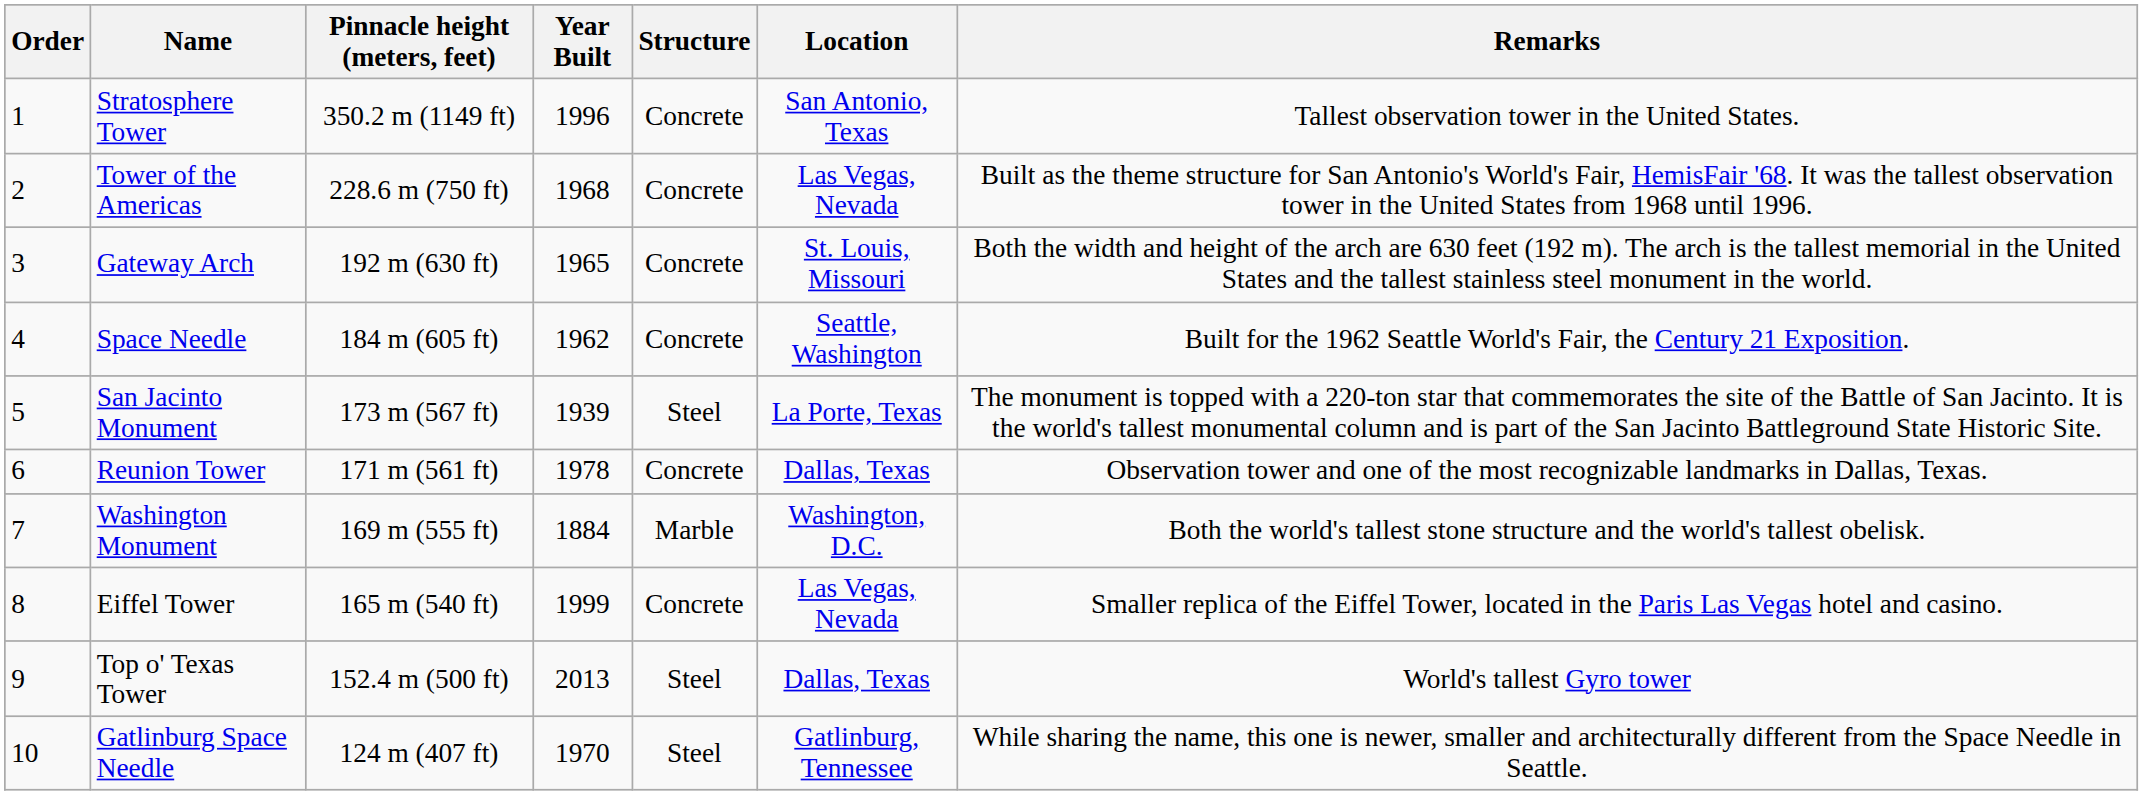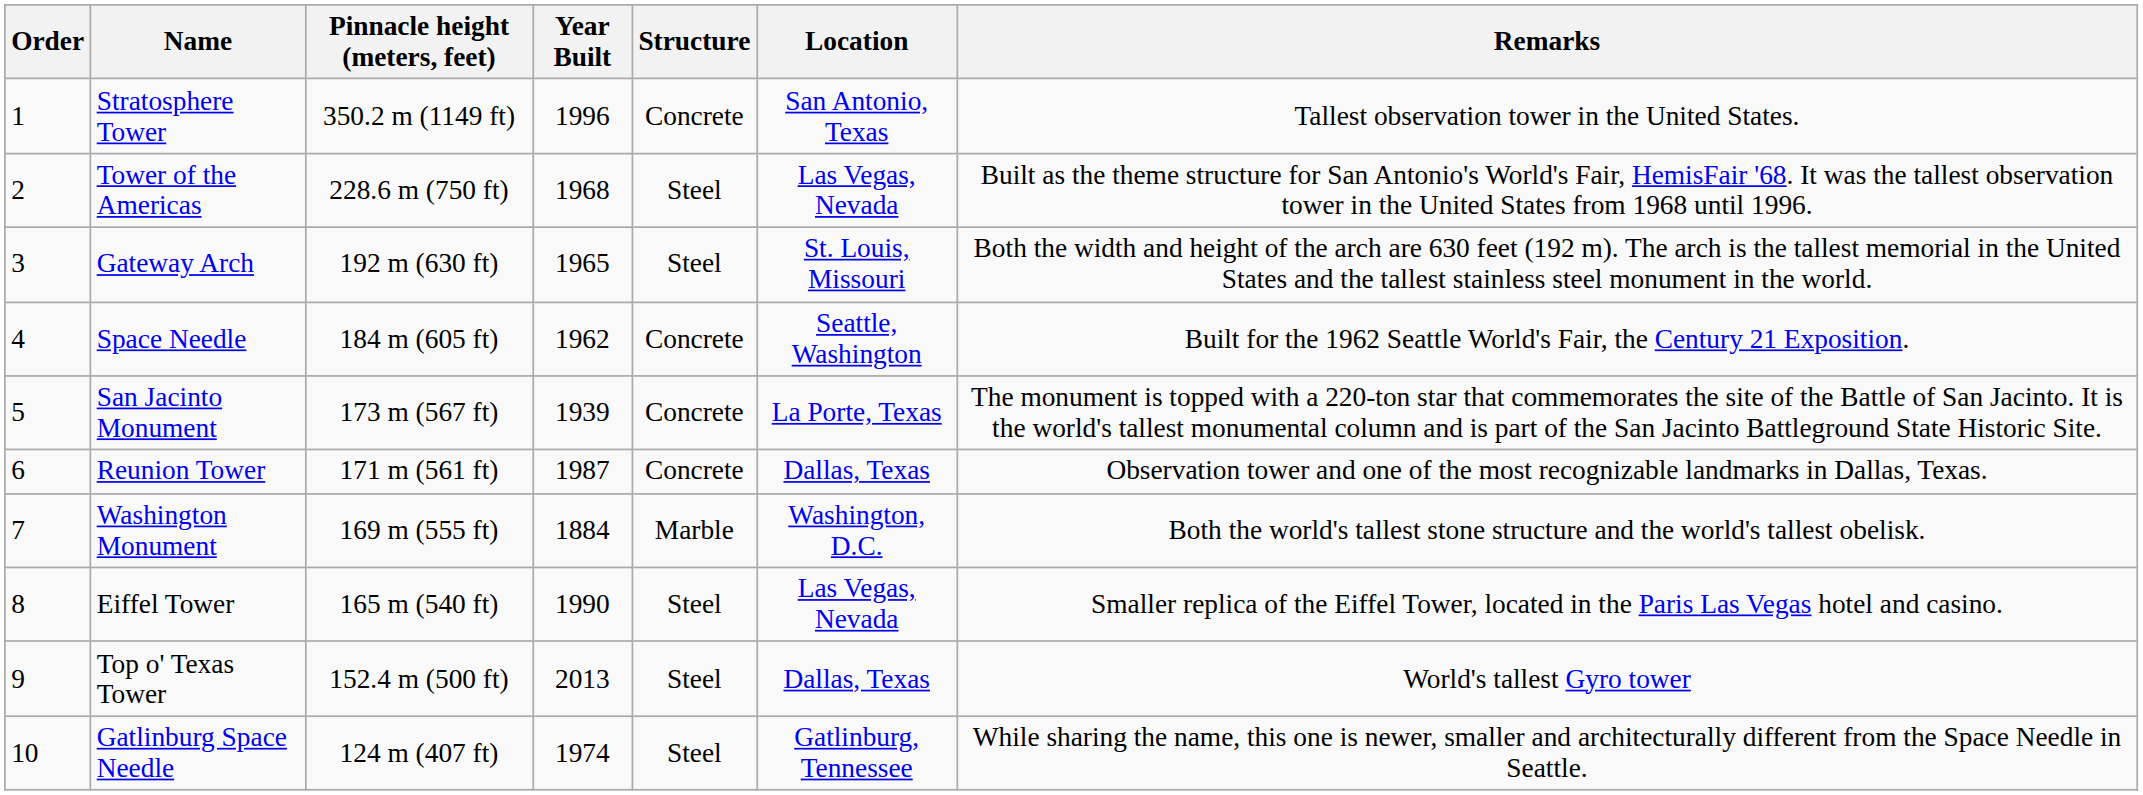(694, 189) Concrete -> (694, 189) Steel
(694, 264) Concrete -> (694, 264) Steel
(694, 412) Steel -> (694, 412) Concrete
(582, 471) 1978 -> (582, 471) 1987
(582, 604) 1999 -> (582, 604) 1990
(694, 604) Concrete -> (694, 604) Steel
(582, 752) 1970 -> (582, 752) 1974
